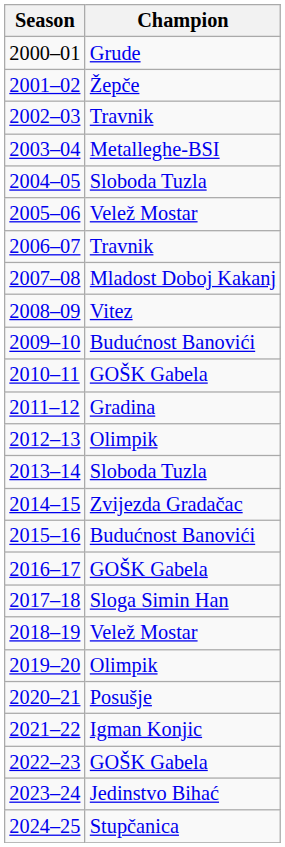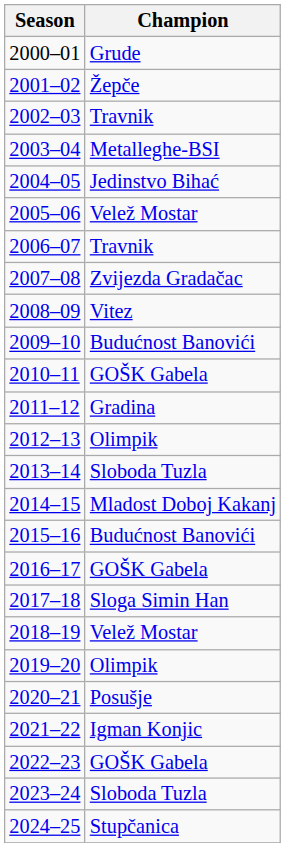(148, 181) Sloboda Tuzla -> (154, 181) Jedinstvo Bihać
(183, 278) Mladost Doboj Kakanj -> (166, 278) Zvijezda Gradačac
(166, 504) Zvijezda Gradačac -> (183, 504) Mladost Doboj Kakanj
(154, 794) Jedinstvo Bihać -> (148, 794) Sloboda Tuzla
